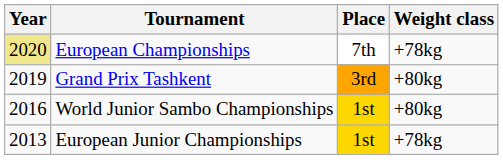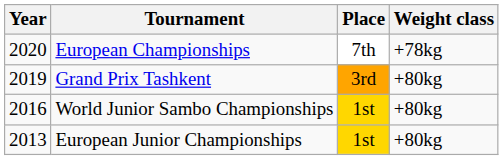(28, 49) khaki background -> (28, 49) no background
(418, 139) +78kg -> (418, 139) +80kg
